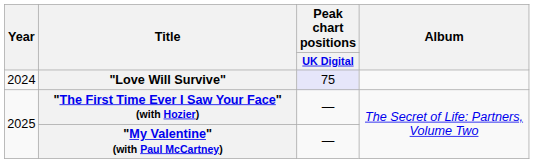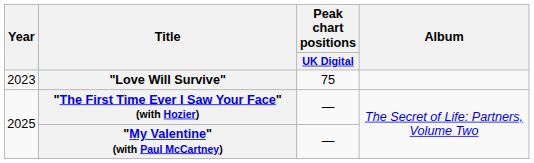(21, 79) 2024 -> (21, 79) 2023
(328, 79) lavender background -> (328, 79) no background
